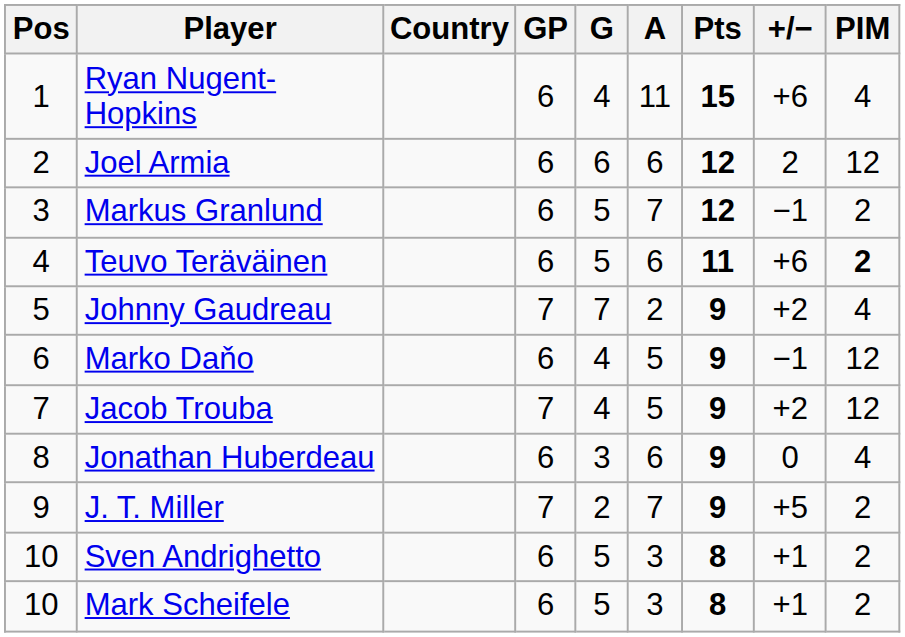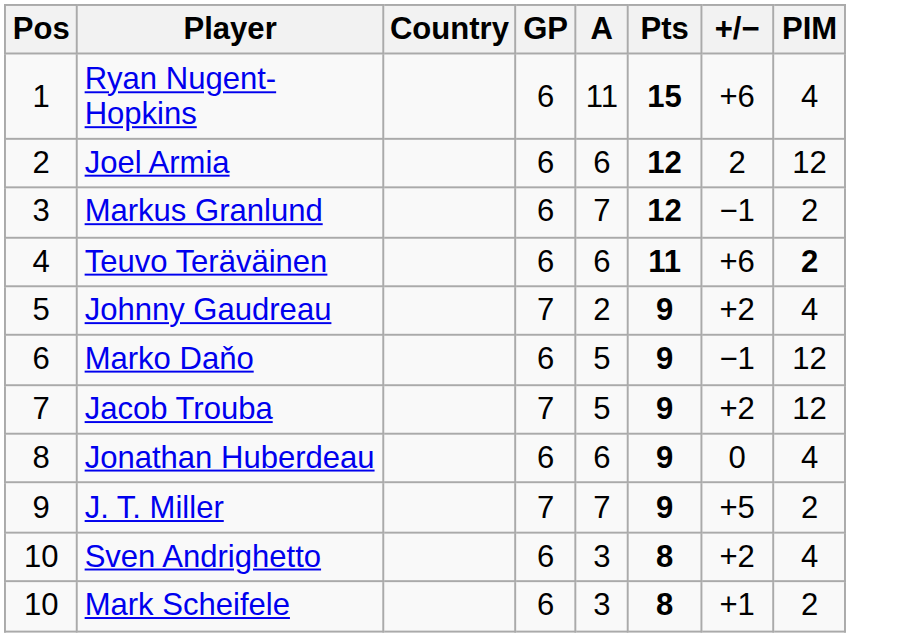- column: (602, 29)
(790, 556) +1 -> (737, 556) +2
(863, 556) 2 -> (810, 556) 4
